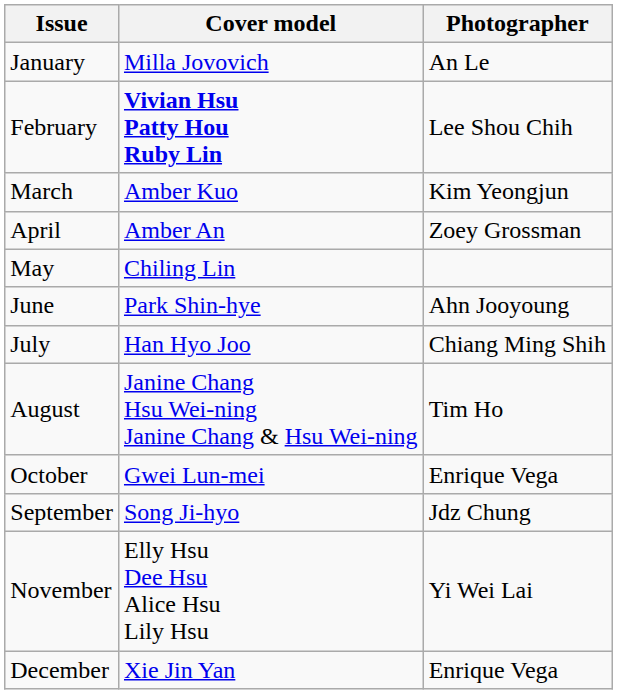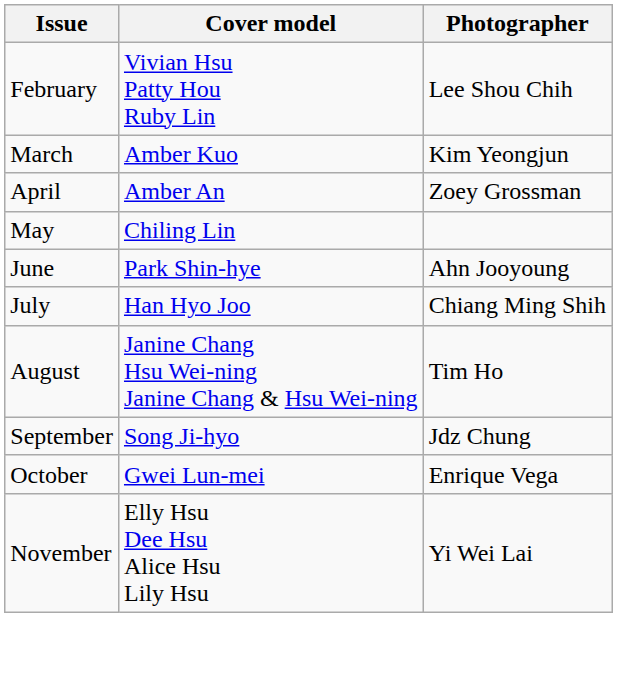- row: (48, 61)
(181, 126) bold -> (178, 88) normal
rows swapped: (62, 512) <-> (49, 474)
- row: (60, 669)
